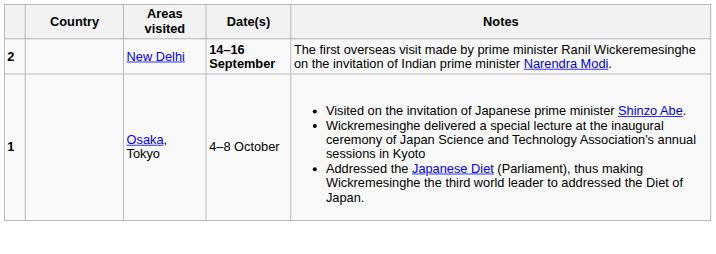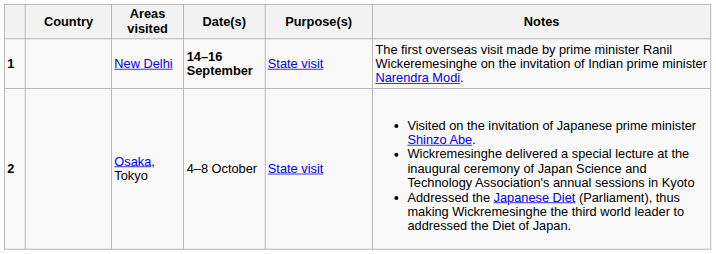+ column: (319, 21)
(11, 56) 2 -> (11, 63) 1
(11, 147) 1 -> (11, 168) 2
